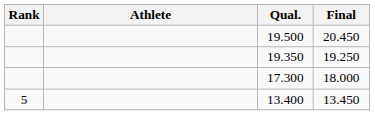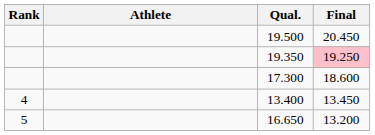(341, 57) no background -> (341, 57) pink background
(341, 78) 18.000 -> (341, 78) 18.600
(24, 99) 5 -> (24, 99) 4
+ row: (285, 120)
